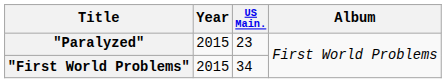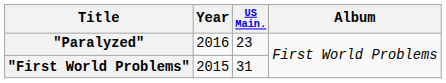(213, 44) 2015 -> (213, 44) 2016
(244, 67) 34 -> (244, 67) 31
